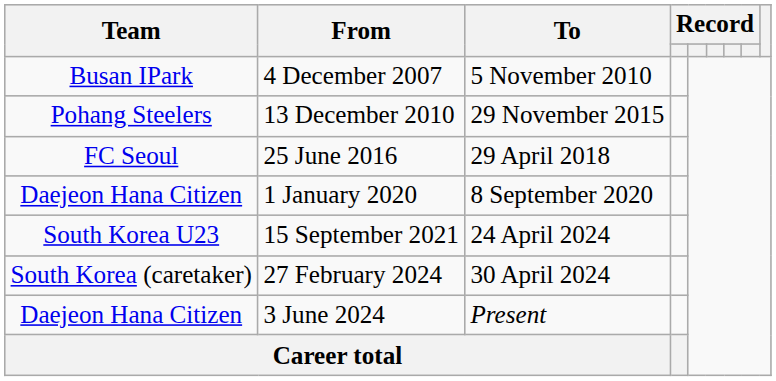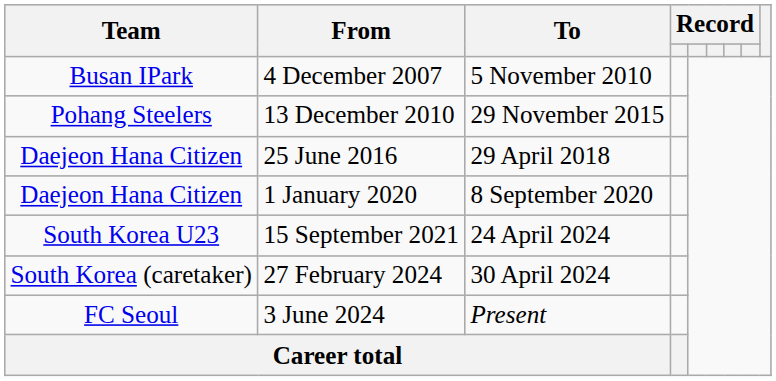(131, 155) FC Seoul -> (131, 155) Daejeon Hana Citizen
(131, 314) Daejeon Hana Citizen -> (131, 314) FC Seoul
